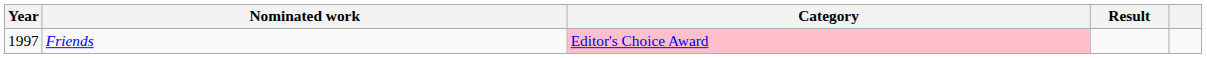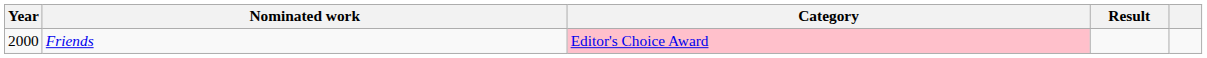(23, 41) 1997 -> (23, 41) 2000
